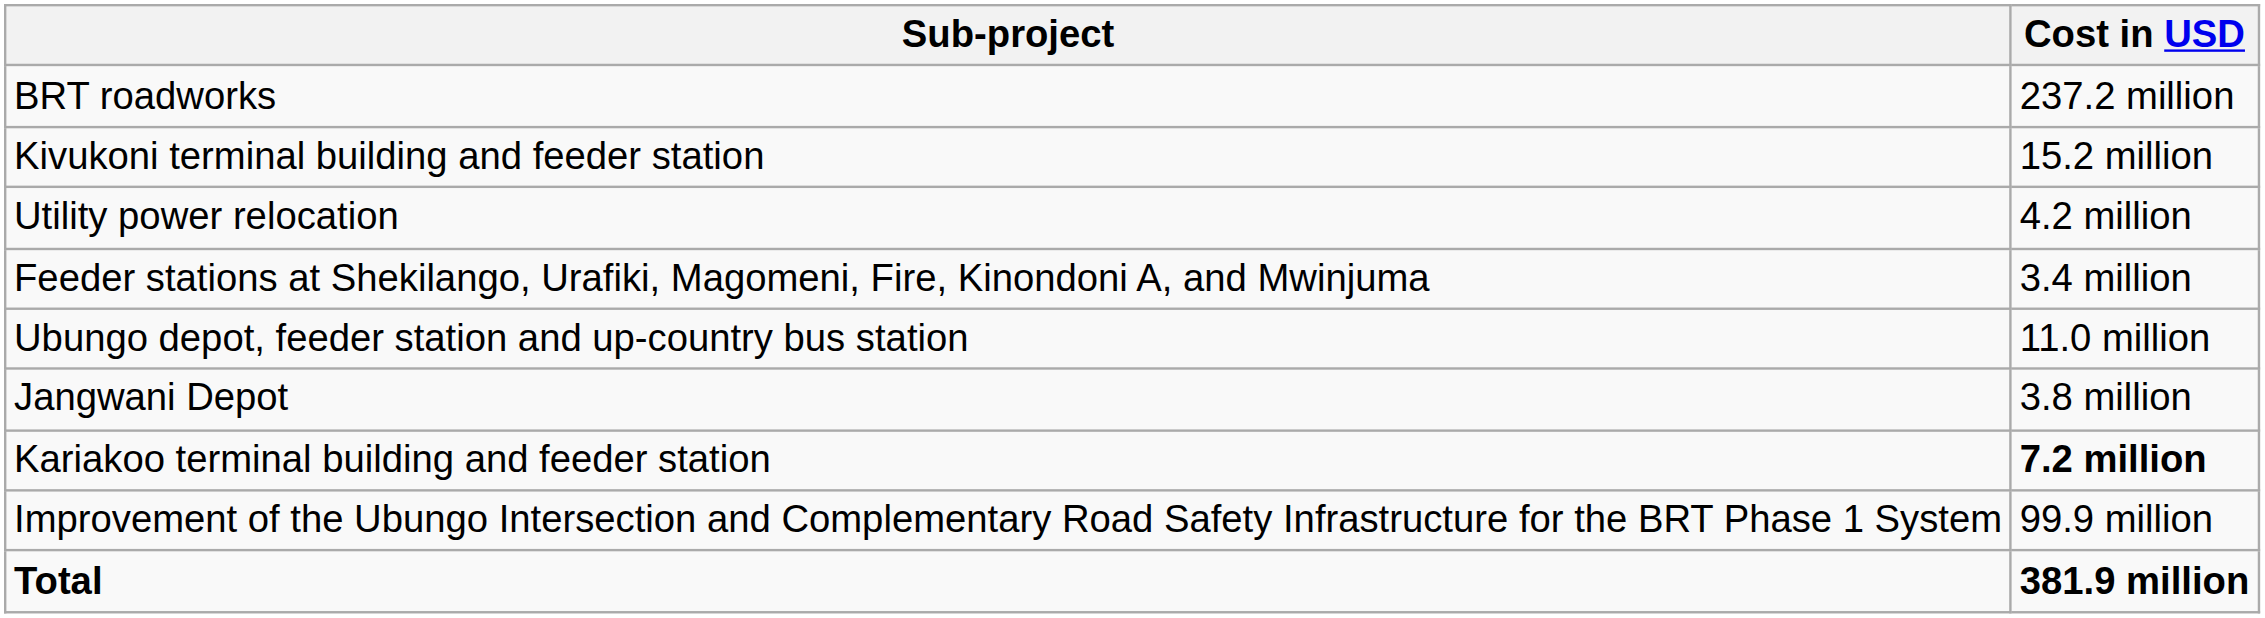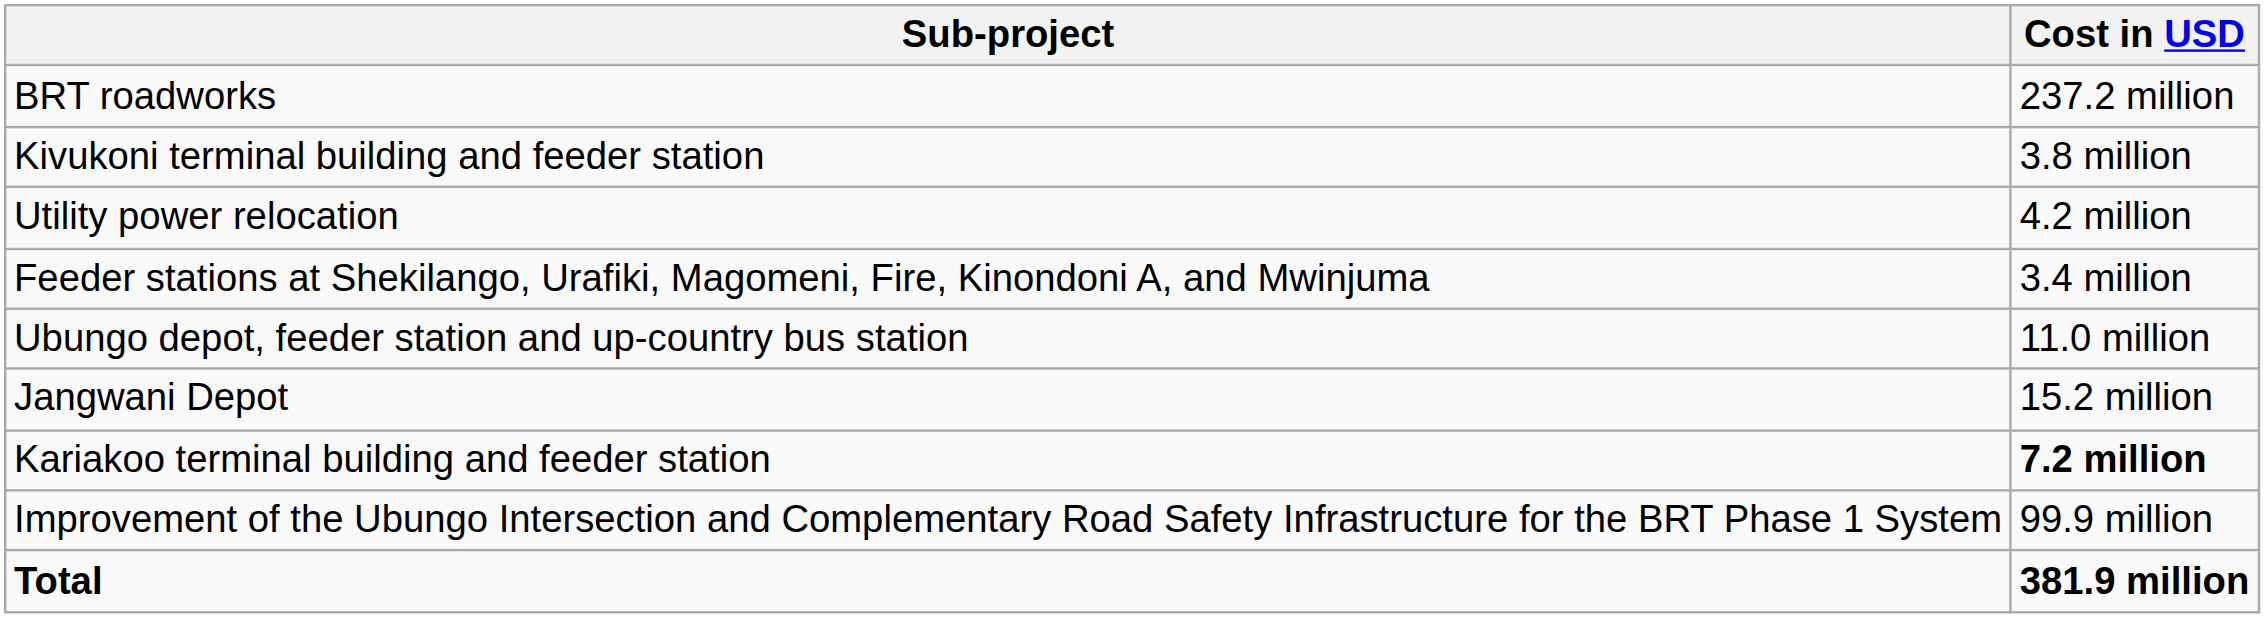(2116, 156) 15.2 million -> (2106, 156) 3.8 million
(2106, 398) 3.8 million -> (2116, 398) 15.2 million
